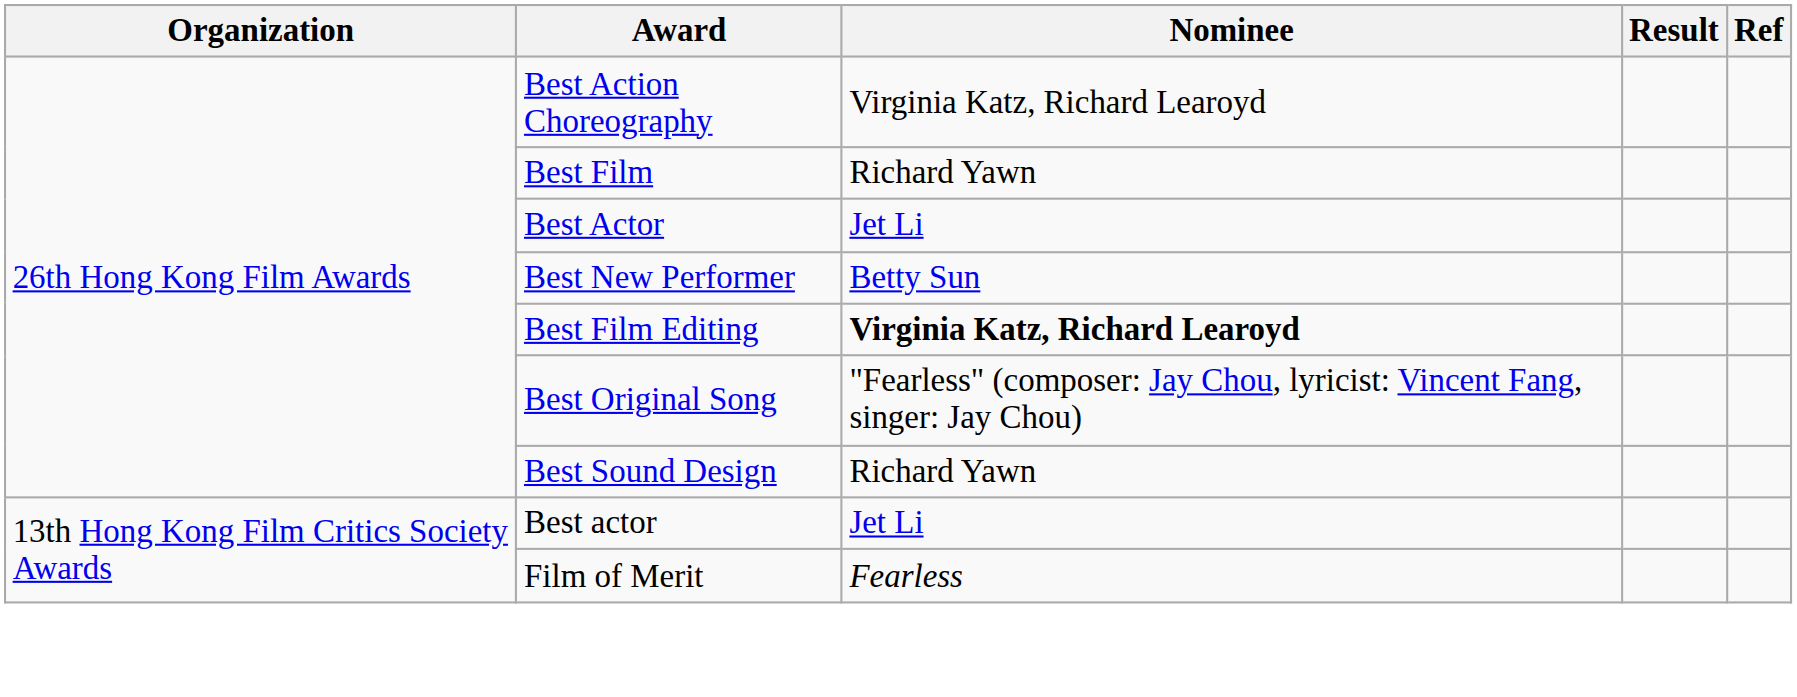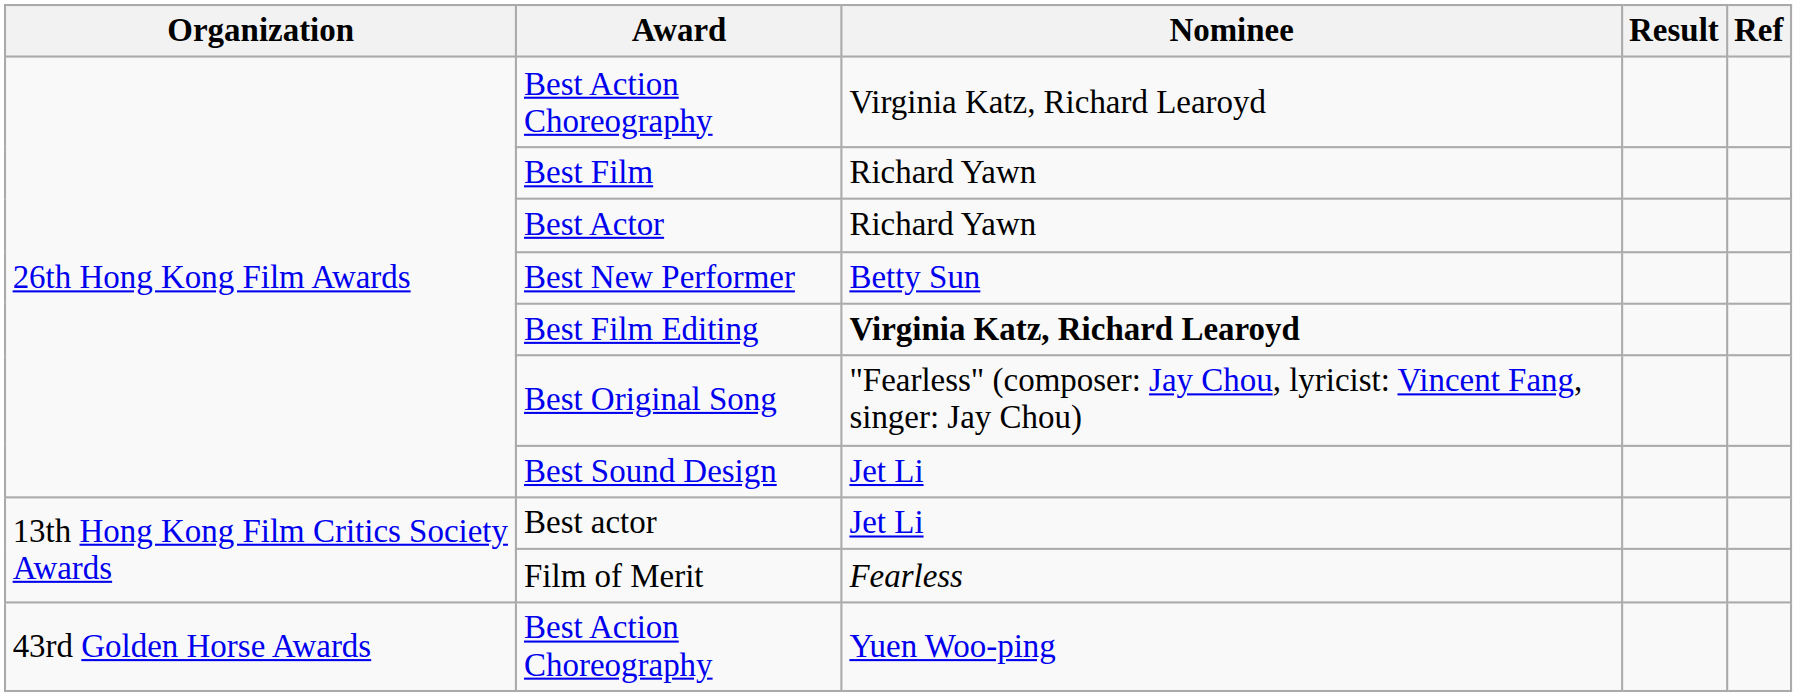(886, 224) Jet Li -> (943, 224) Richard Yawn
(943, 470) Richard Yawn -> (886, 470) Jet Li
+ row: (192, 646)
